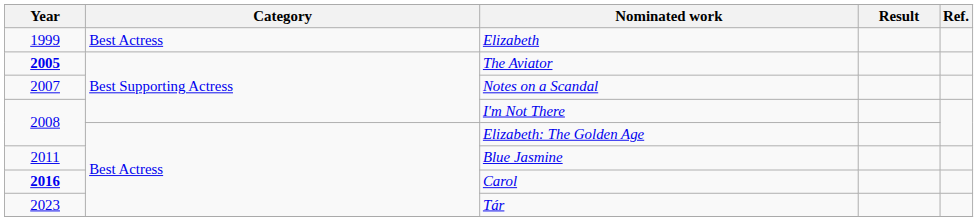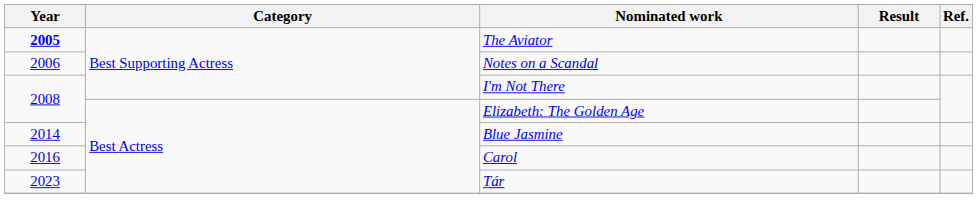- row: (511, 39)
(45, 87) 2007 -> (45, 63) 2006
(45, 157) 2011 -> (45, 134) 2014
(45, 181) bold -> (45, 157) normal
